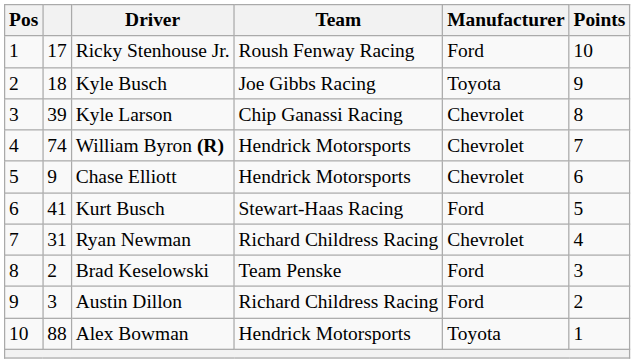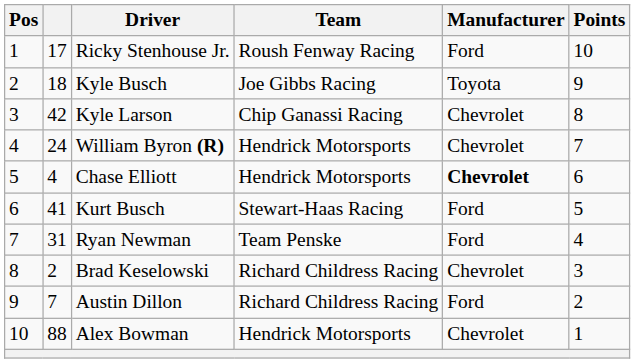(57, 113) 39 -> (57, 113) 42
(57, 145) 74 -> (57, 145) 24
(52, 176) 9 -> (52, 176) 4
(486, 176) normal -> (488, 176) bold
(338, 238) Richard Childress Racing -> (290, 238) Team Penske
(486, 238) Chevrolet -> (466, 238) Ford
(290, 270) Team Penske -> (338, 270) Richard Childress Racing
(466, 270) Ford -> (486, 270) Chevrolet
(52, 301) 3 -> (52, 301) 7
(474, 332) Toyota -> (486, 332) Chevrolet
